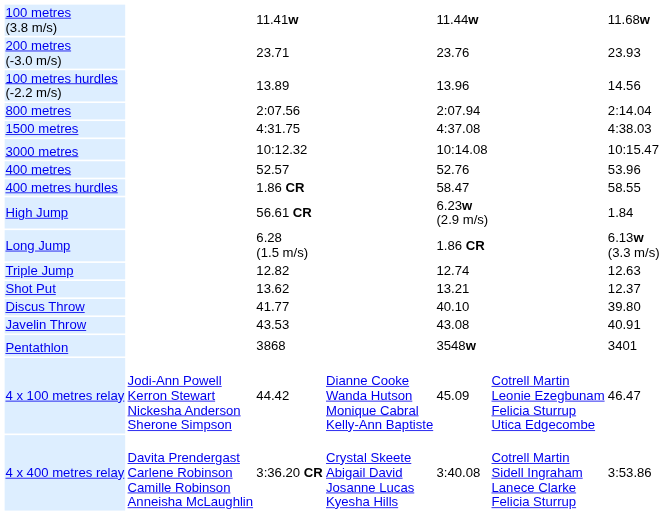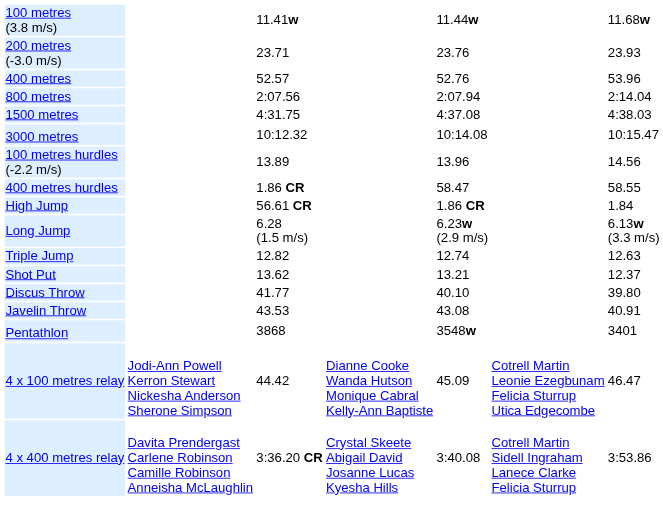rows swapped: (38, 169) <-> (62, 85)
(462, 213) 6.23w (2.9 m/s) -> (461, 205) 1.86 CR
(461, 246) 1.86 CR -> (462, 231) 6.23w (2.9 m/s)
